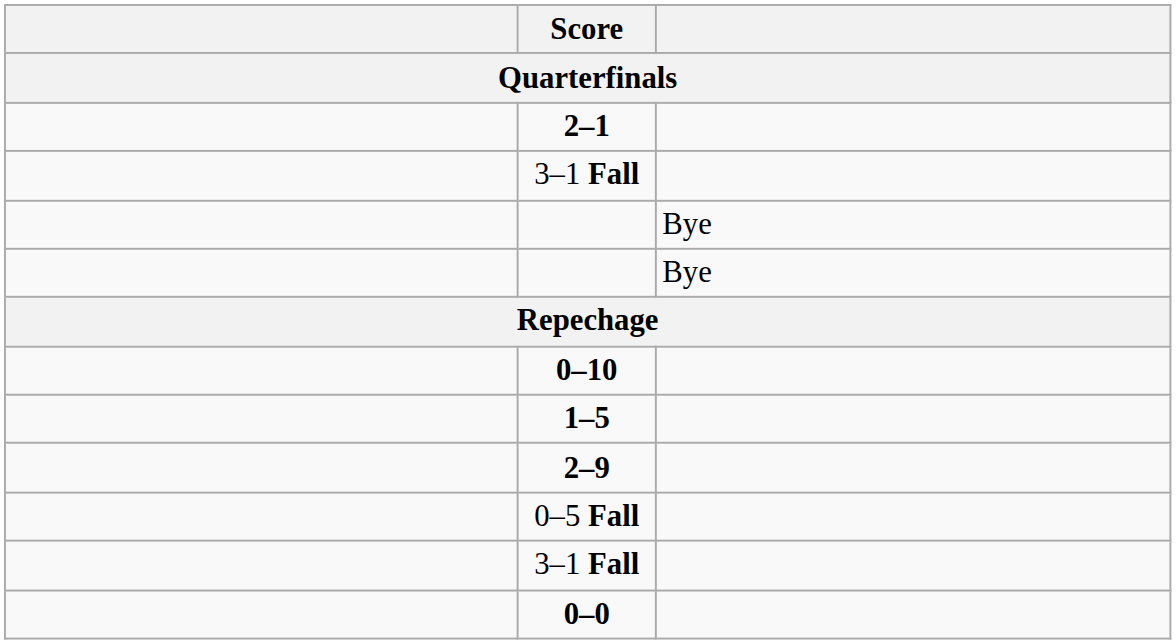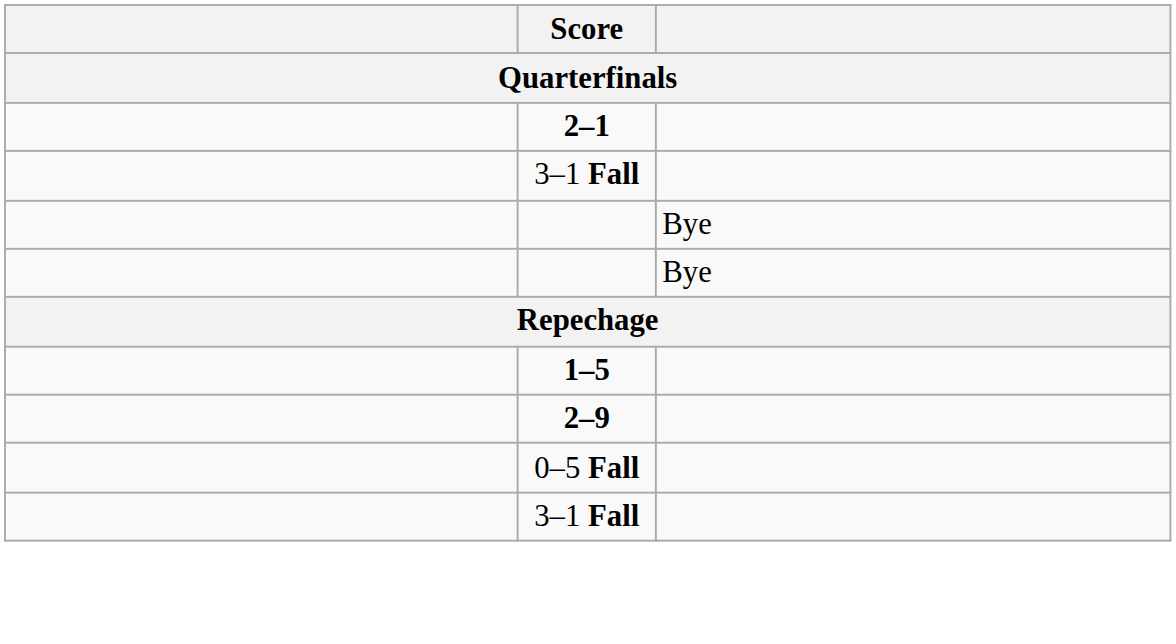- row: (587, 369)
- row: (587, 613)
